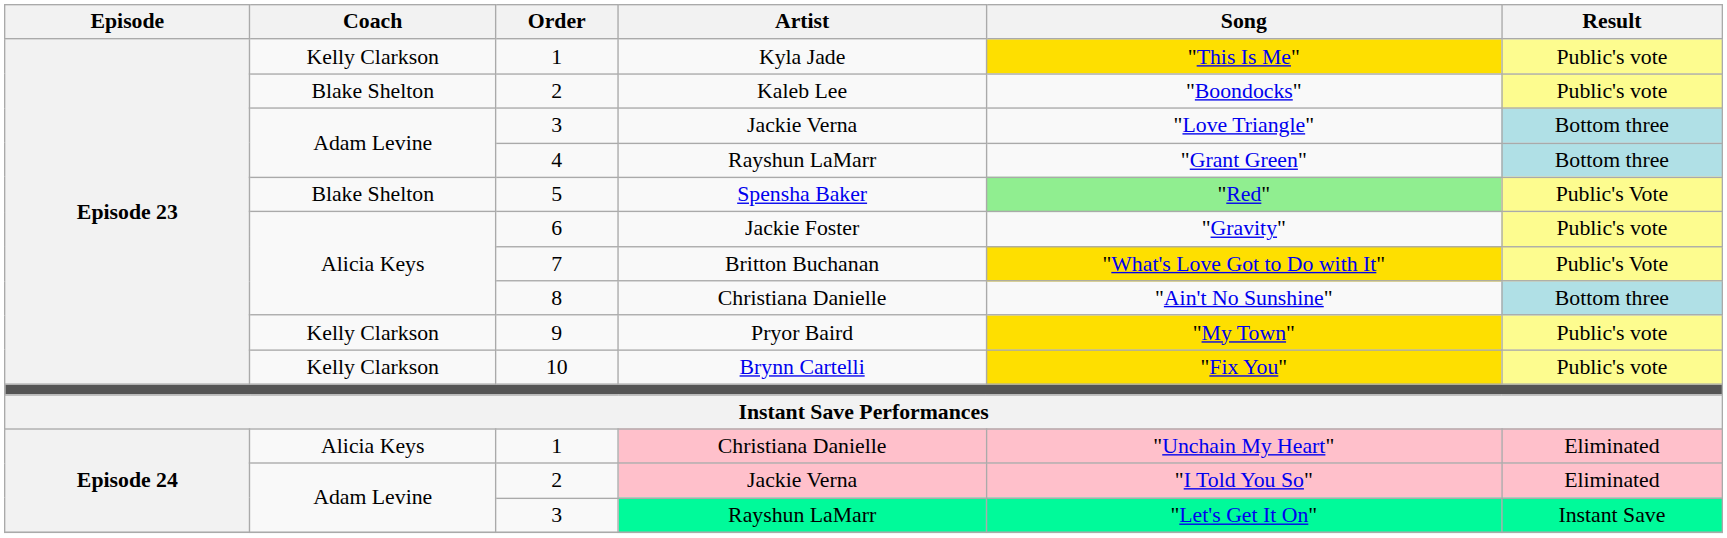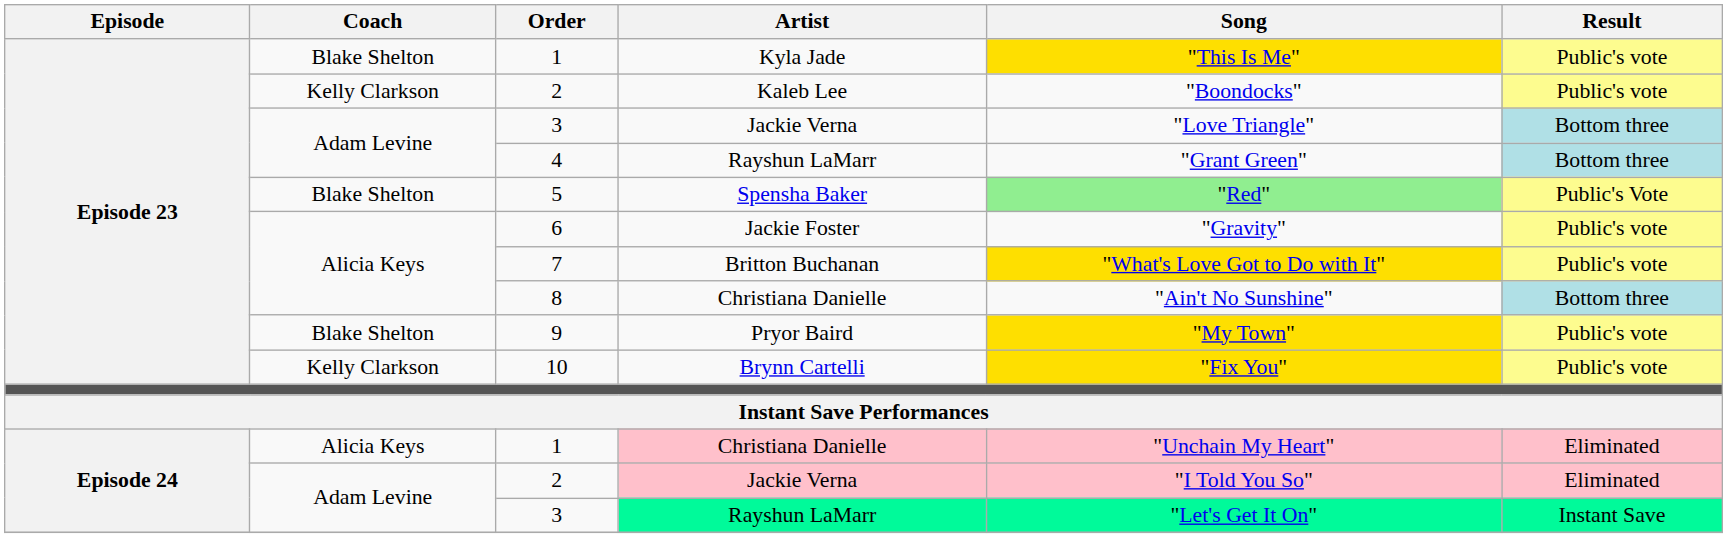(373, 56) Kelly Clarkson -> (373, 56) Blake Shelton
(373, 90) Blake Shelton -> (373, 90) Kelly Clarkson
(1612, 263) Public's Vote -> (1612, 263) Public's vote
(373, 332) Kelly Clarkson -> (373, 332) Blake Shelton
